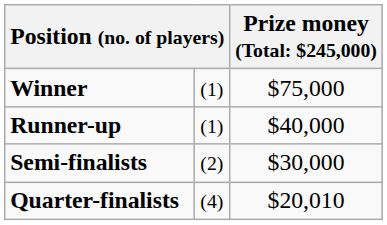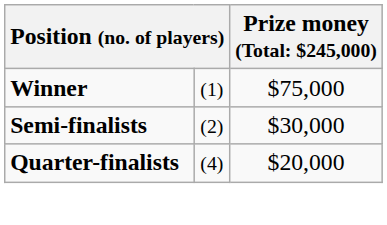- row: (66, 125)
(306, 200) $20,010 -> (306, 162) $20,000
